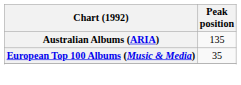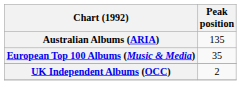+ row: (101, 71)
